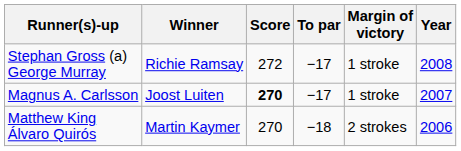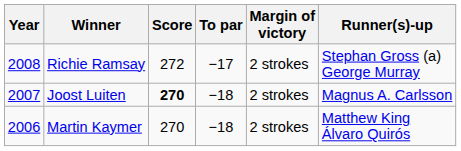columns swapped: (436, 24) <-> (73, 24)
(373, 64) 1 stroke -> (279, 64) 2 strokes
(319, 95) −17 -> (221, 95) −18
(373, 95) 1 stroke -> (279, 95) 2 strokes
